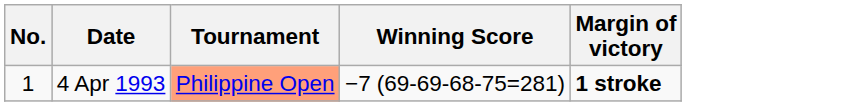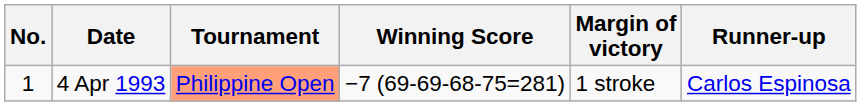+ column: (769, 35)
(619, 84) bold -> (615, 84) normal
